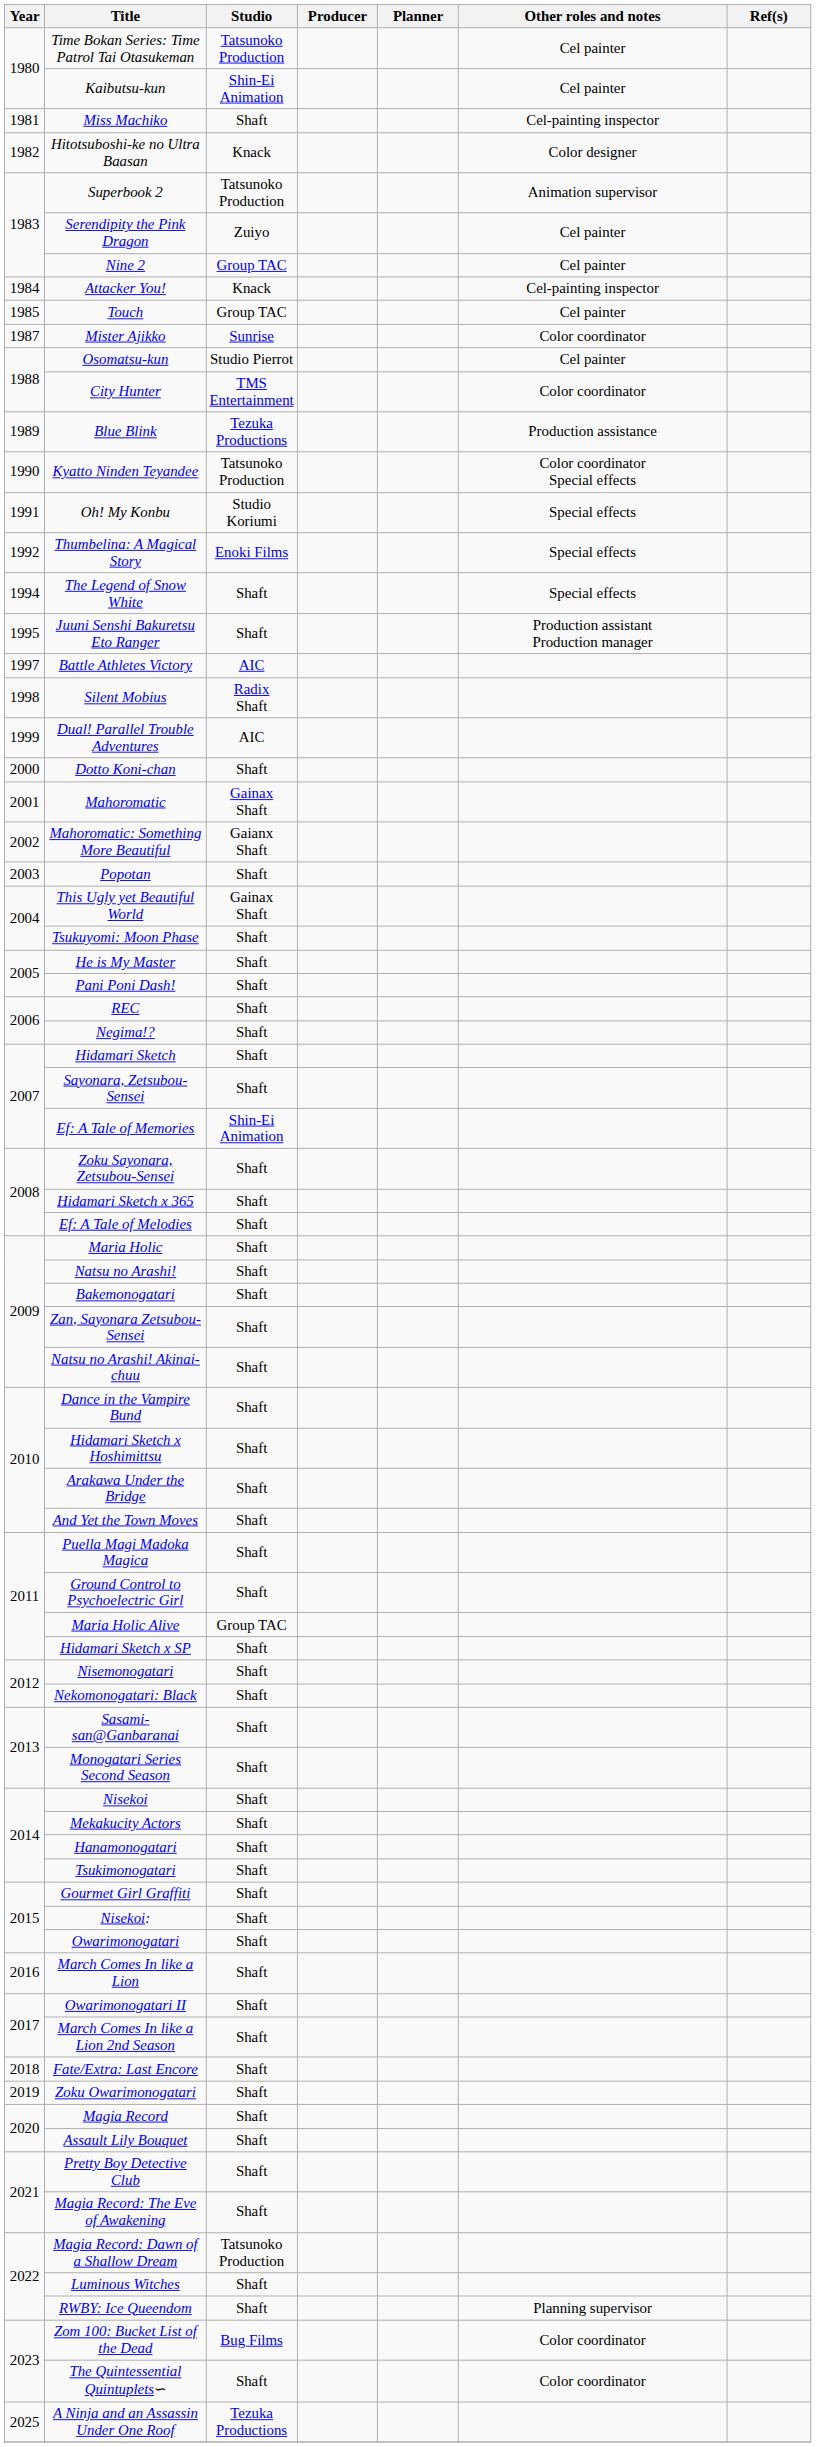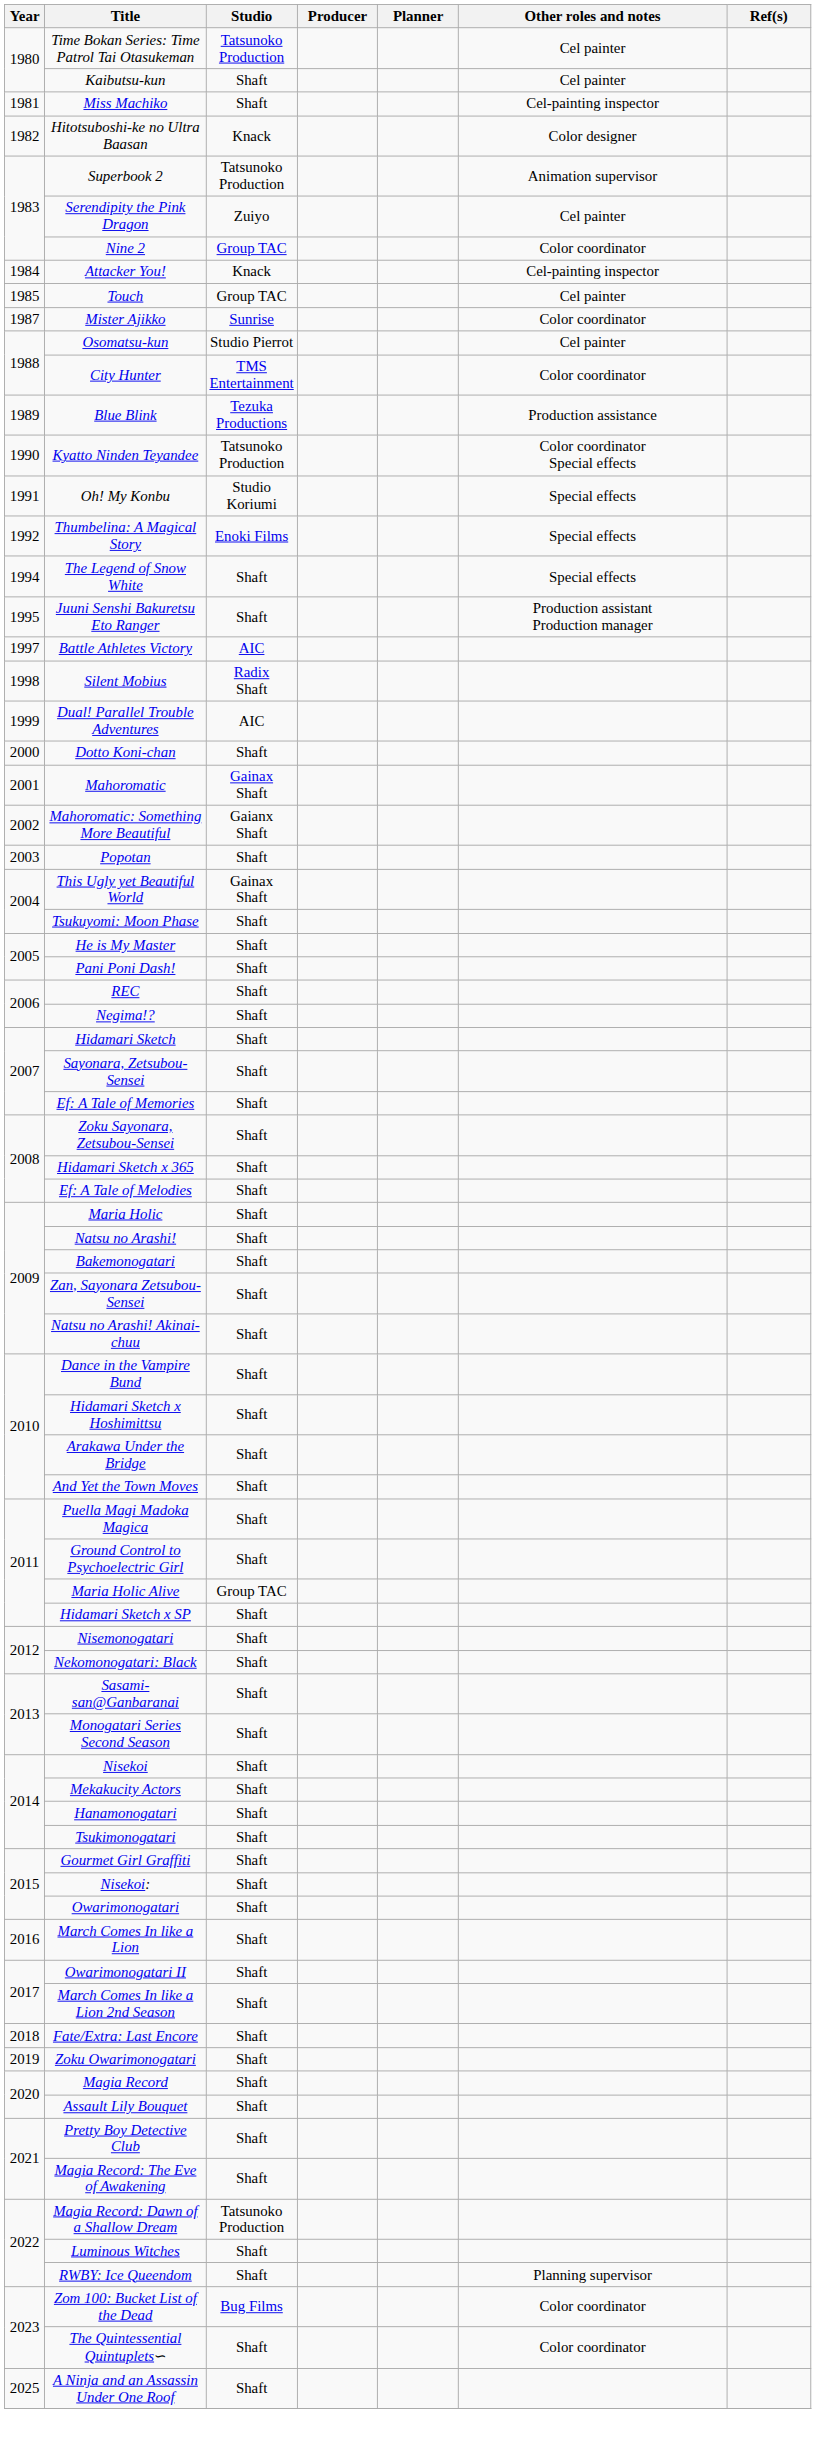(252, 88) Shin-Ei Animation -> (252, 80) Shaft
(593, 265) Cel painter -> (593, 248) Color coordinator
(252, 1128) Shin-Ei Animation -> (252, 1103) Shaft
(252, 2421) Tezuka Productions -> (252, 2388) Shaft
